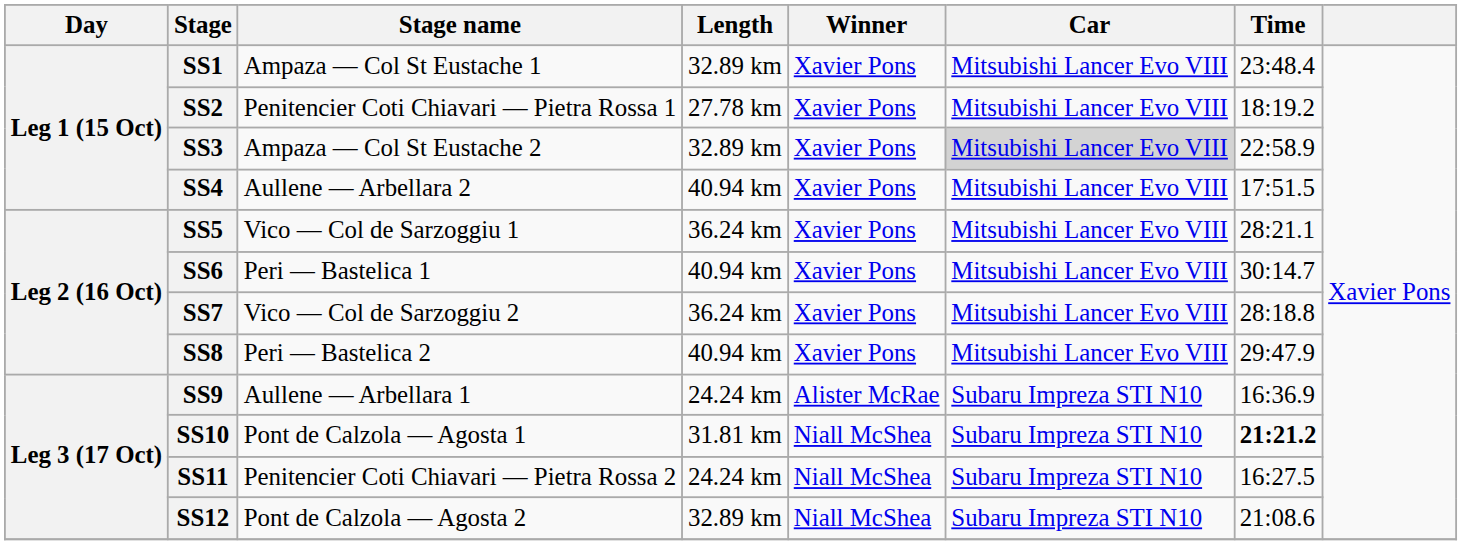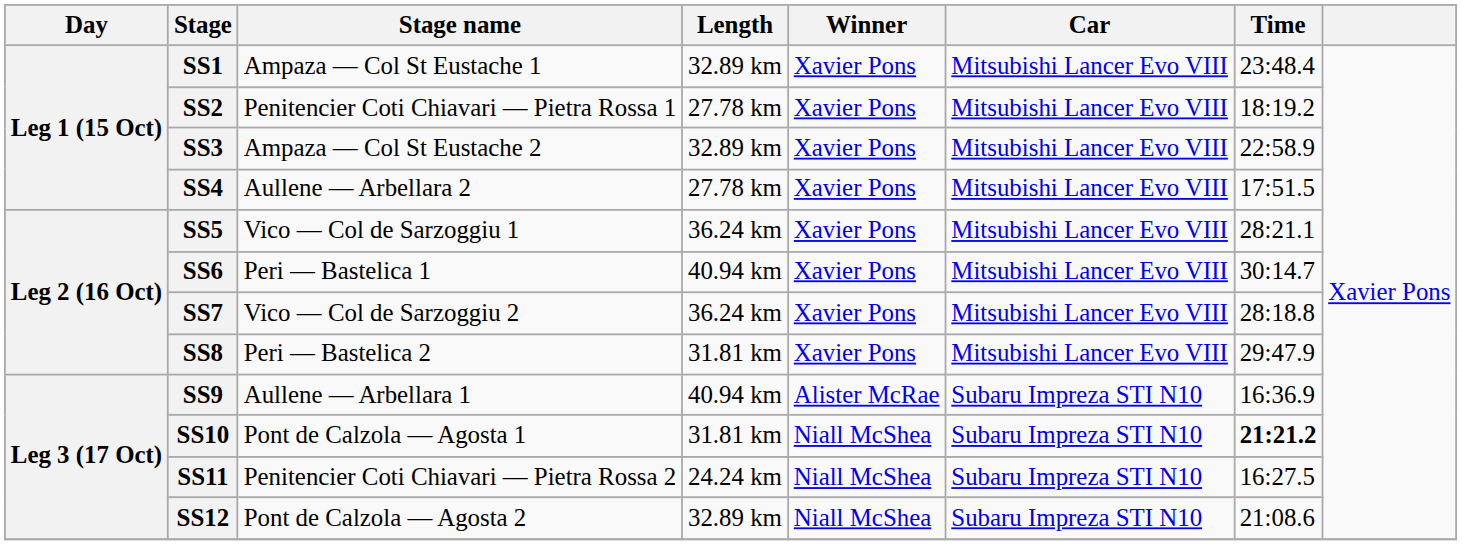(1090, 147) lightgrey background -> (1090, 147) no background
(735, 188) 40.94 km -> (735, 188) 27.78 km
(735, 353) 40.94 km -> (735, 353) 31.81 km
(735, 394) 24.24 km -> (735, 394) 40.94 km
